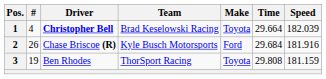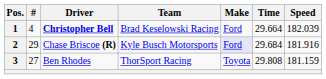(237, 29) Toyota -> (233, 29) Ford
(33, 45) 26 -> (33, 45) 29
(233, 45) no background -> (233, 45) lavender background
(33, 61) 19 -> (33, 61) 27
